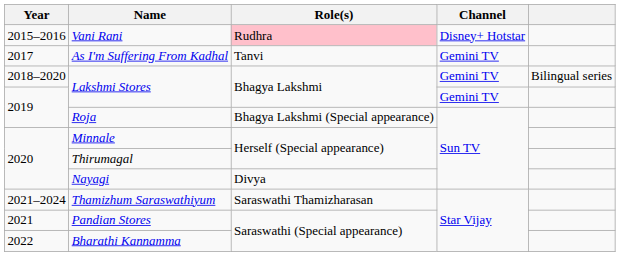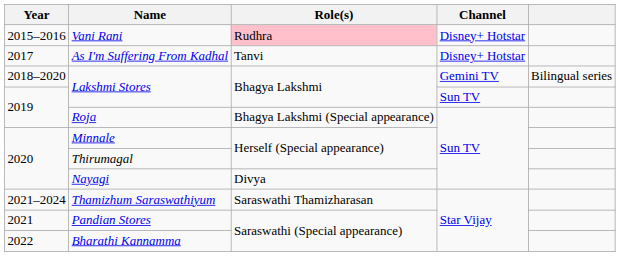(469, 55) Gemini TV -> (482, 55) Disney+ Hotstar
(469, 96) Gemini TV -> (460, 96) Sun TV
